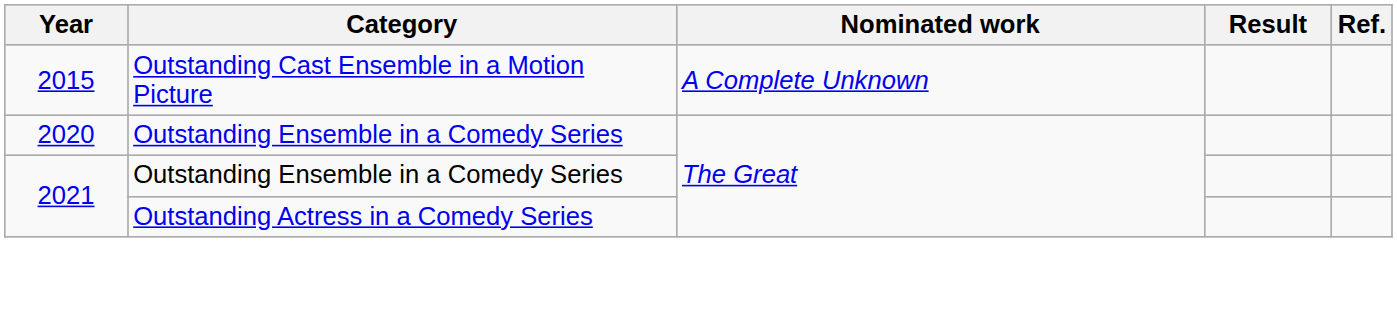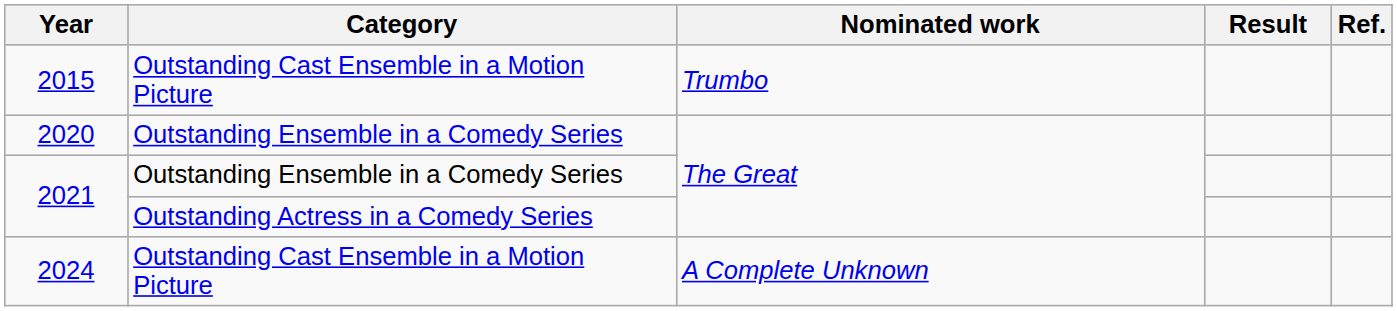(805, 79) A Complete Unknown -> (725, 79) Trumbo
+ row: (66, 270)
